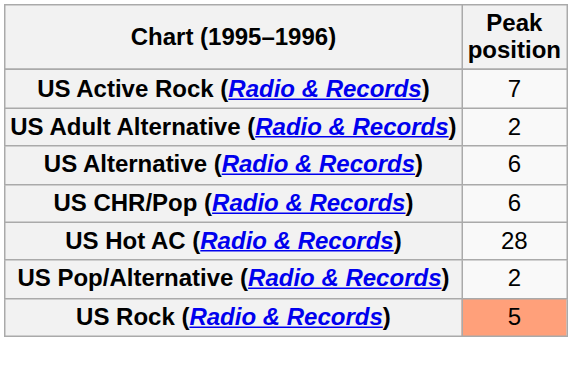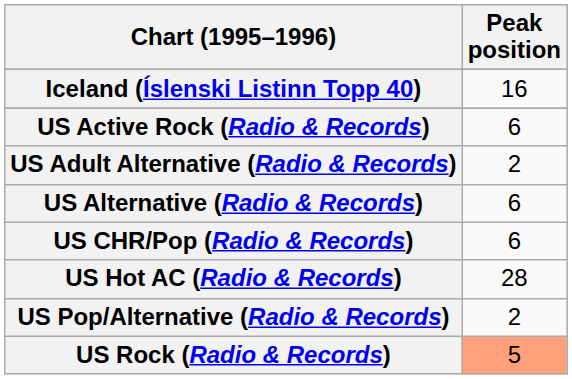+ row: (233, 88)
(514, 88) 7 -> (514, 126) 6
